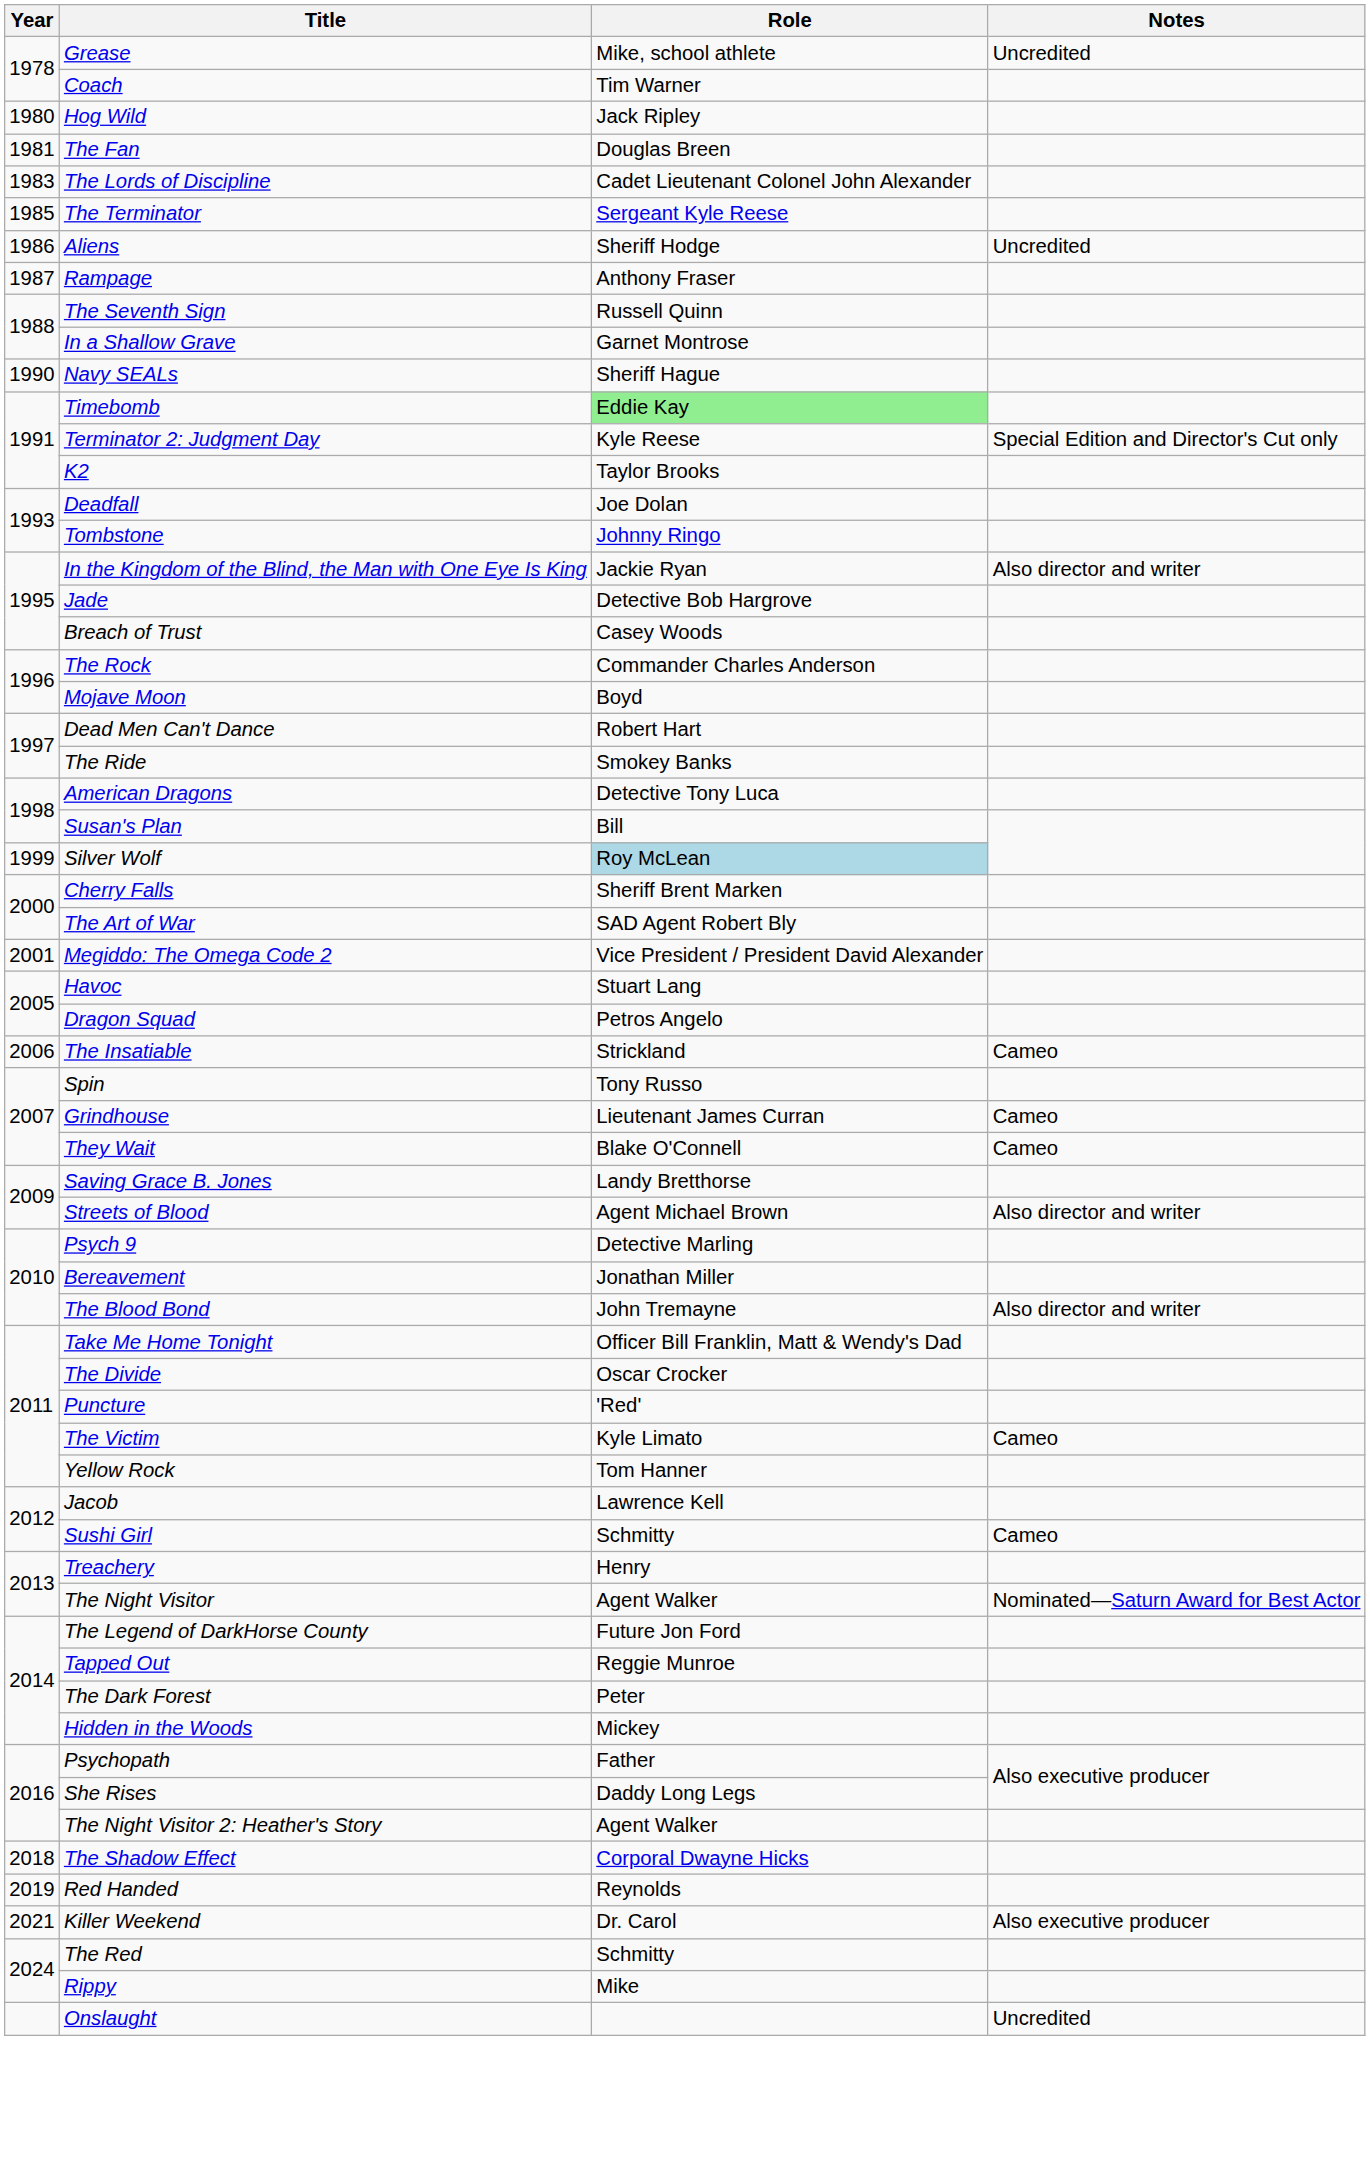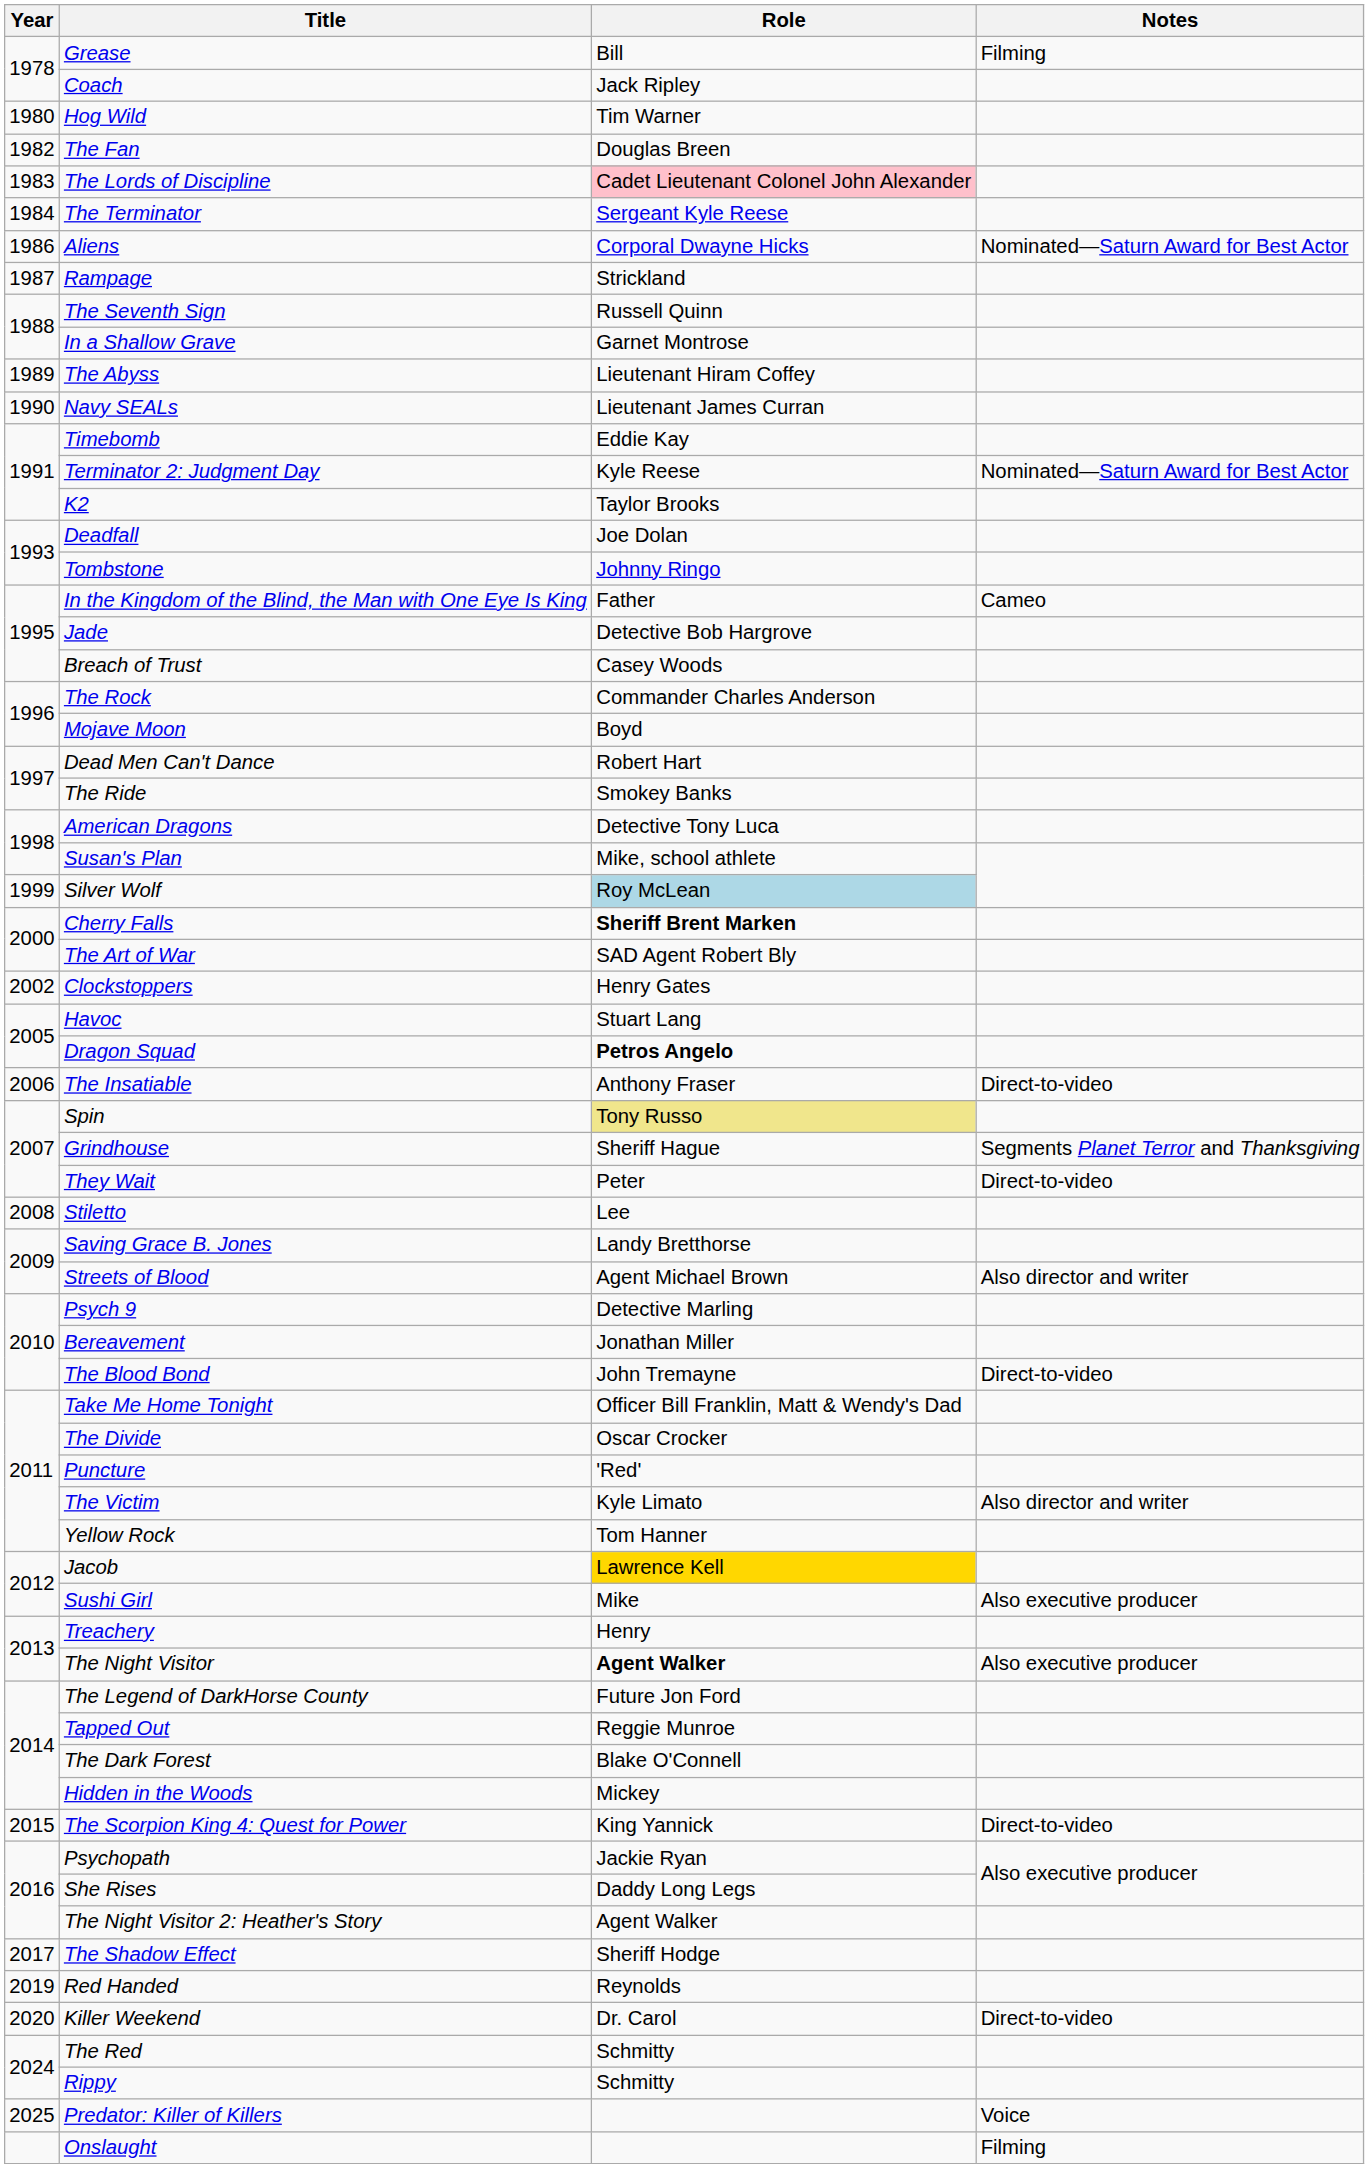(686, 52) Mike, school athlete -> (610, 52) Bill
(1042, 52) Uncredited -> (1013, 52) Filming
(649, 85) Tim Warner -> (648, 85) Jack Ripley
(648, 117) Jack Ripley -> (649, 117) Tim Warner
(32, 149) 1981 -> (32, 149) 1982
(784, 181) no background -> (784, 181) pink background
(32, 213) 1985 -> (32, 213) 1984
(658, 246) Sheriff Hodge -> (702, 246) Corporal Dwayne Hicks
(1042, 246) Uncredited -> (1165, 246) Nominated—Saturn Award for Best Actor
(666, 278) Anthony Fraser -> (641, 278) Strickland
+ row: (112, 375)
(658, 375) Sheriff Hague -> (710, 407) Lieutenant James Curran
(643, 407) lightgreen background -> (643, 439) no background
(1165, 439) Special Edition and Director's Cut only -> (1165, 471) Nominated—Saturn Award for Best Actor
(652, 568) Jackie Ryan -> (626, 600) Father
(1097, 568) Also director and writer -> (1013, 600) Cameo
(610, 826) Bill -> (686, 858) Mike, school athlete
(689, 890) normal -> (696, 922) bold
- row: (198, 955)
+ row: (128, 987)
(659, 1019) normal -> (665, 1051) bold
(641, 1051) Strickland -> (666, 1084) Anthony Fraser
(1025, 1051) Cameo -> (1047, 1084) Direct-to-video
(649, 1084) no background -> (649, 1116) khaki background
(710, 1116) Lieutenant James Curran -> (658, 1148) Sheriff Hague
(1025, 1116) Cameo -> (1170, 1148) Segments Planet Terror and Thanksgiving
(669, 1148) Blake O'Connell -> (621, 1180) Peter
(1025, 1148) Cameo -> (1047, 1180) Direct-to-video
+ row: (95, 1212)
(1097, 1309) Also director and writer -> (1047, 1374) Direct-to-video
(1025, 1438) Cameo -> (1085, 1503) Also director and writer
(660, 1503) no background -> (660, 1567) gold background
(635, 1535) Schmitty -> (618, 1599) Mike
(1025, 1535) Cameo -> (1089, 1599) Also executive producer
(657, 1599) normal -> (661, 1664) bold
(1177, 1599) Nominated—Saturn Award for Best Actor -> (1089, 1664) Also executive producer
(621, 1696) Peter -> (669, 1760) Blake O'Connell
+ row: (235, 1825)
(626, 1760) Father -> (652, 1857) Jackie Ryan
(32, 1857) 2018 -> (32, 1954) 2017
(702, 1857) Corporal Dwayne Hicks -> (658, 1954) Sheriff Hodge
(32, 1921) 2021 -> (32, 2018) 2020
(1101, 1921) Also executive producer -> (1047, 2018) Direct-to-video
(618, 1986) Mike -> (635, 2083) Schmitty
+ row: (173, 2115)
(1042, 2018) Uncredited -> (1013, 2147) Filming
